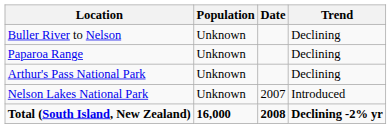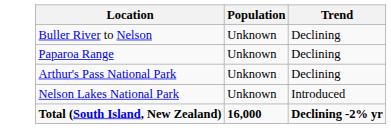- column: (273, 14)
